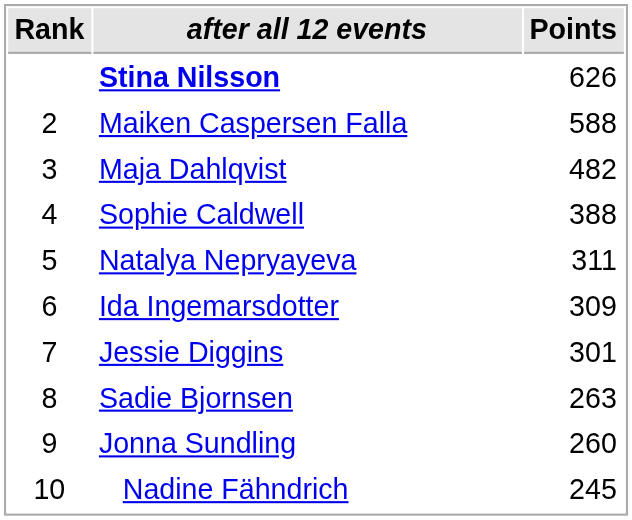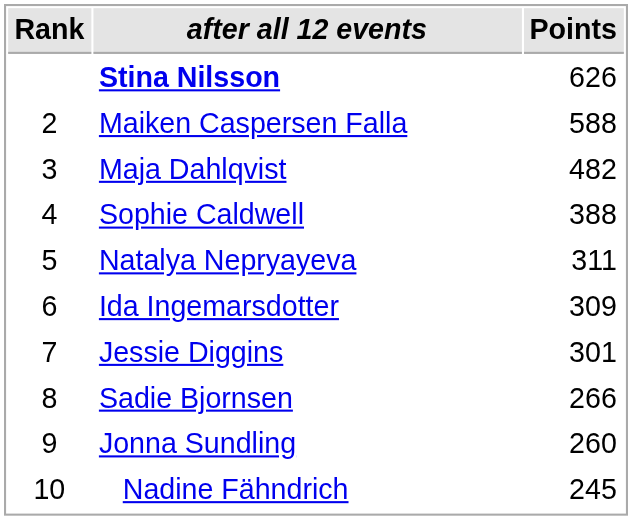(593, 398) 263 -> (593, 398) 266
